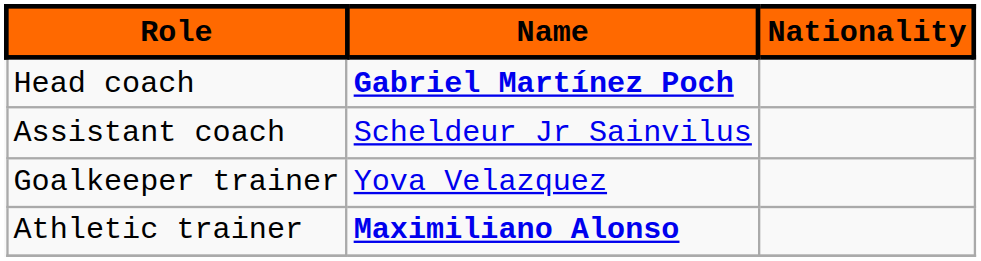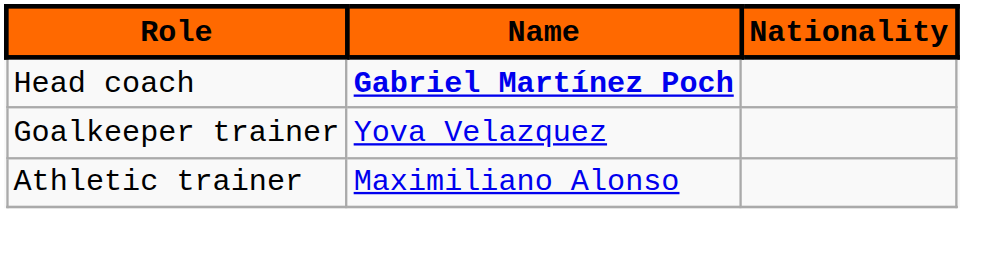- row: (149, 133)
(517, 231) bold -> (517, 182) normal
